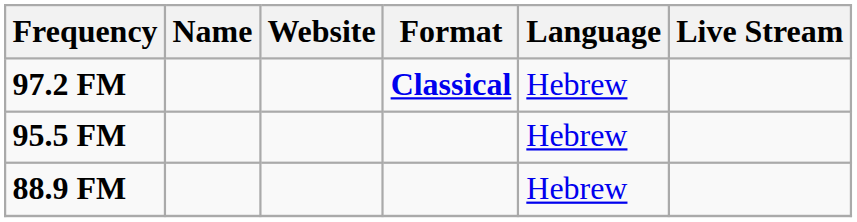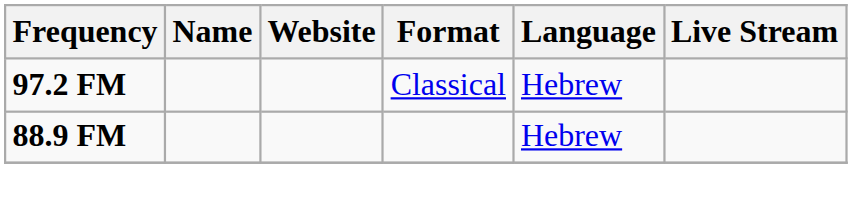(451, 83) bold -> (448, 83) normal
- row: (69, 136)
